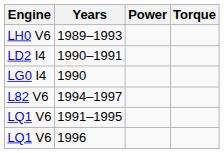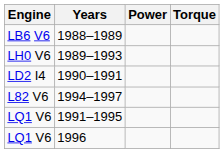+ row: (90, 35)
- row: (72, 76)
